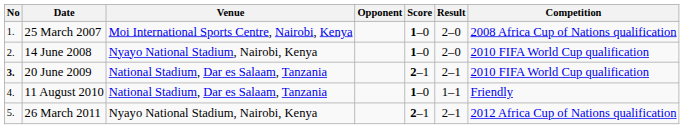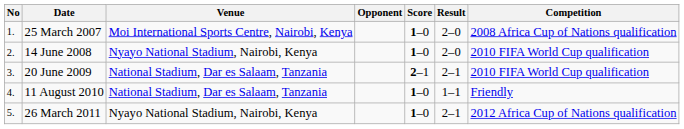(11, 72) bold -> (11, 72) normal
(420, 112) 2–1 -> (420, 112) 1–0
